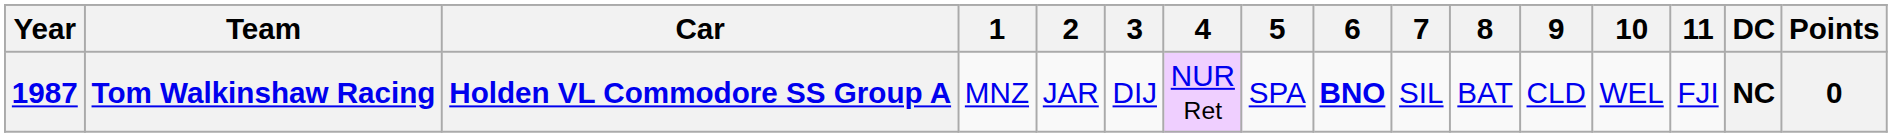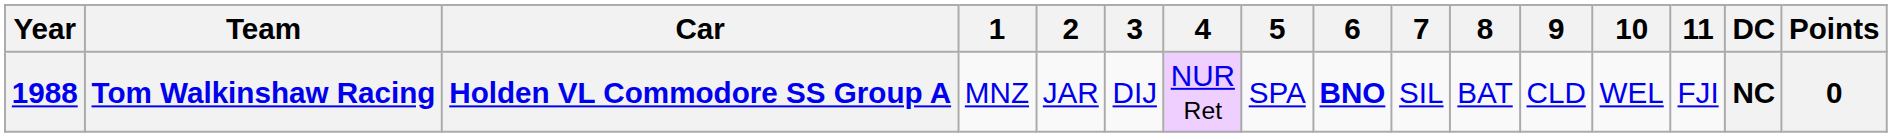(45, 92) 1987 -> (45, 92) 1988
